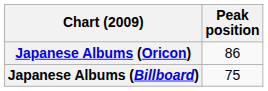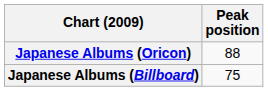(232, 53) 86 -> (232, 53) 88
